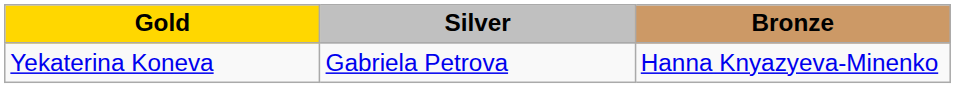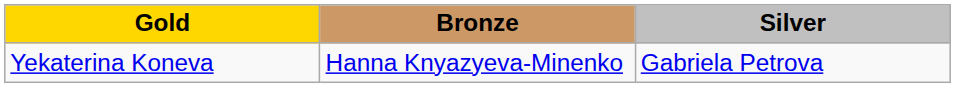columns swapped: (478, 23) <-> (793, 23)
